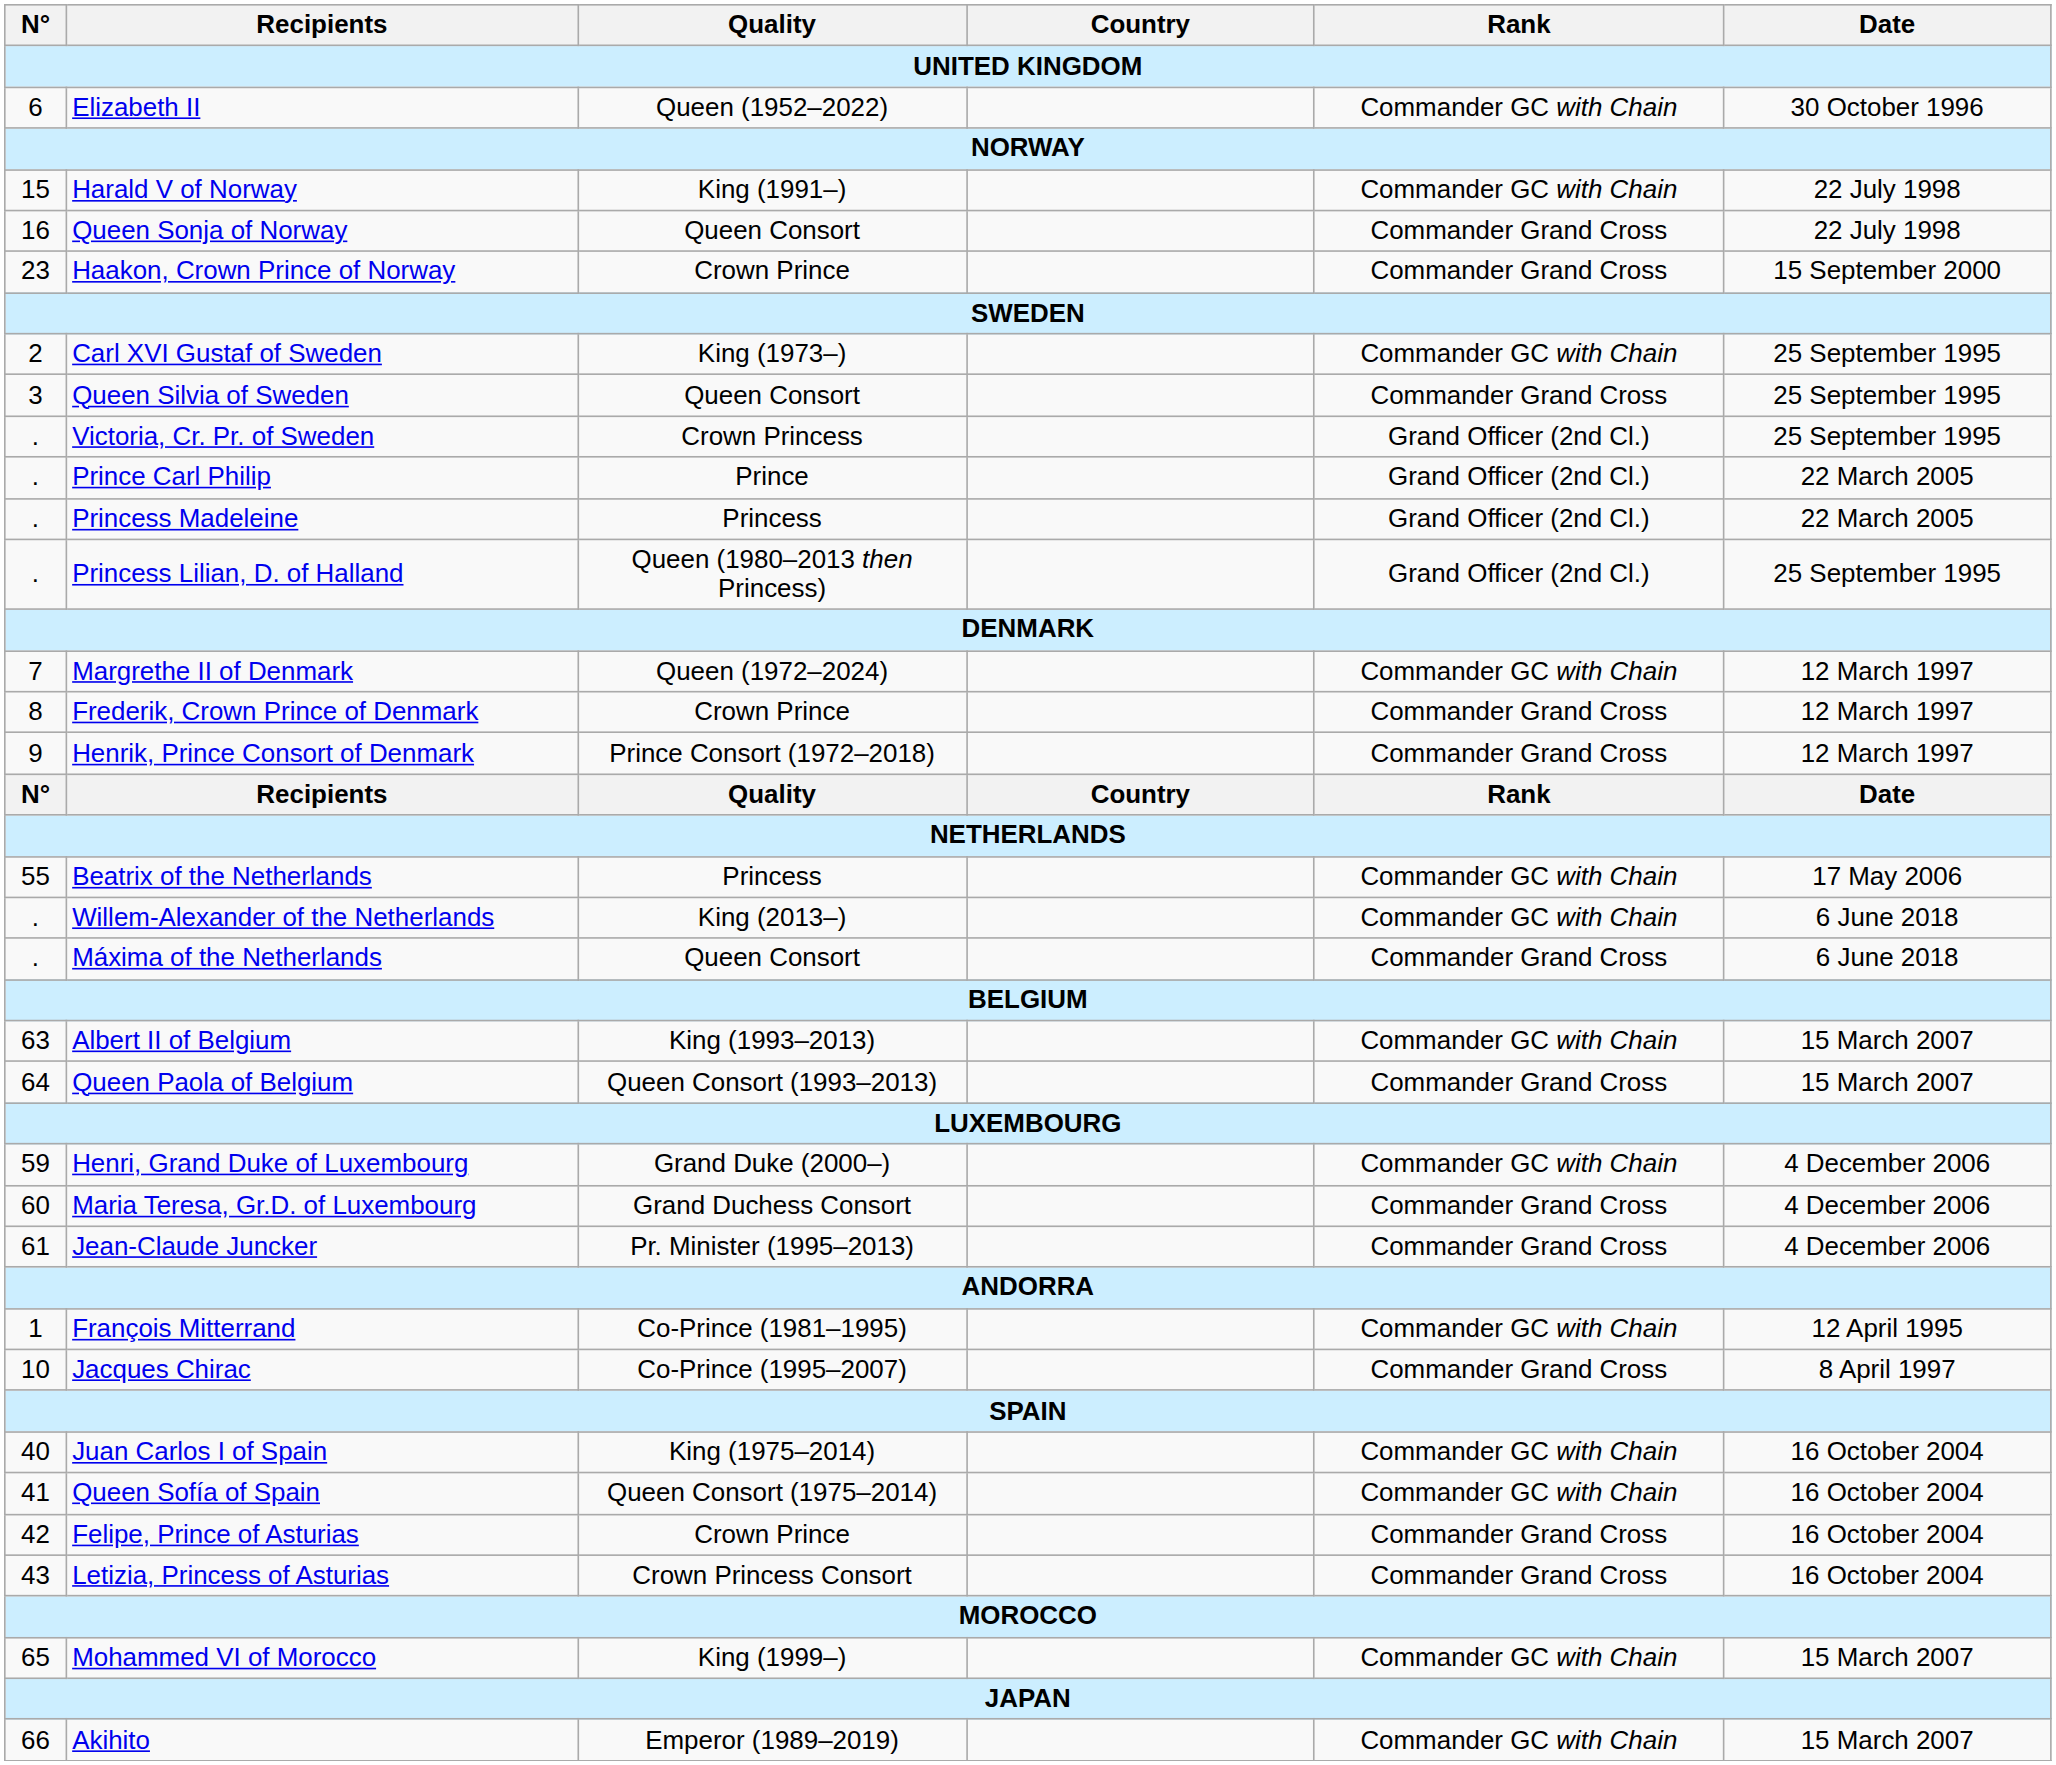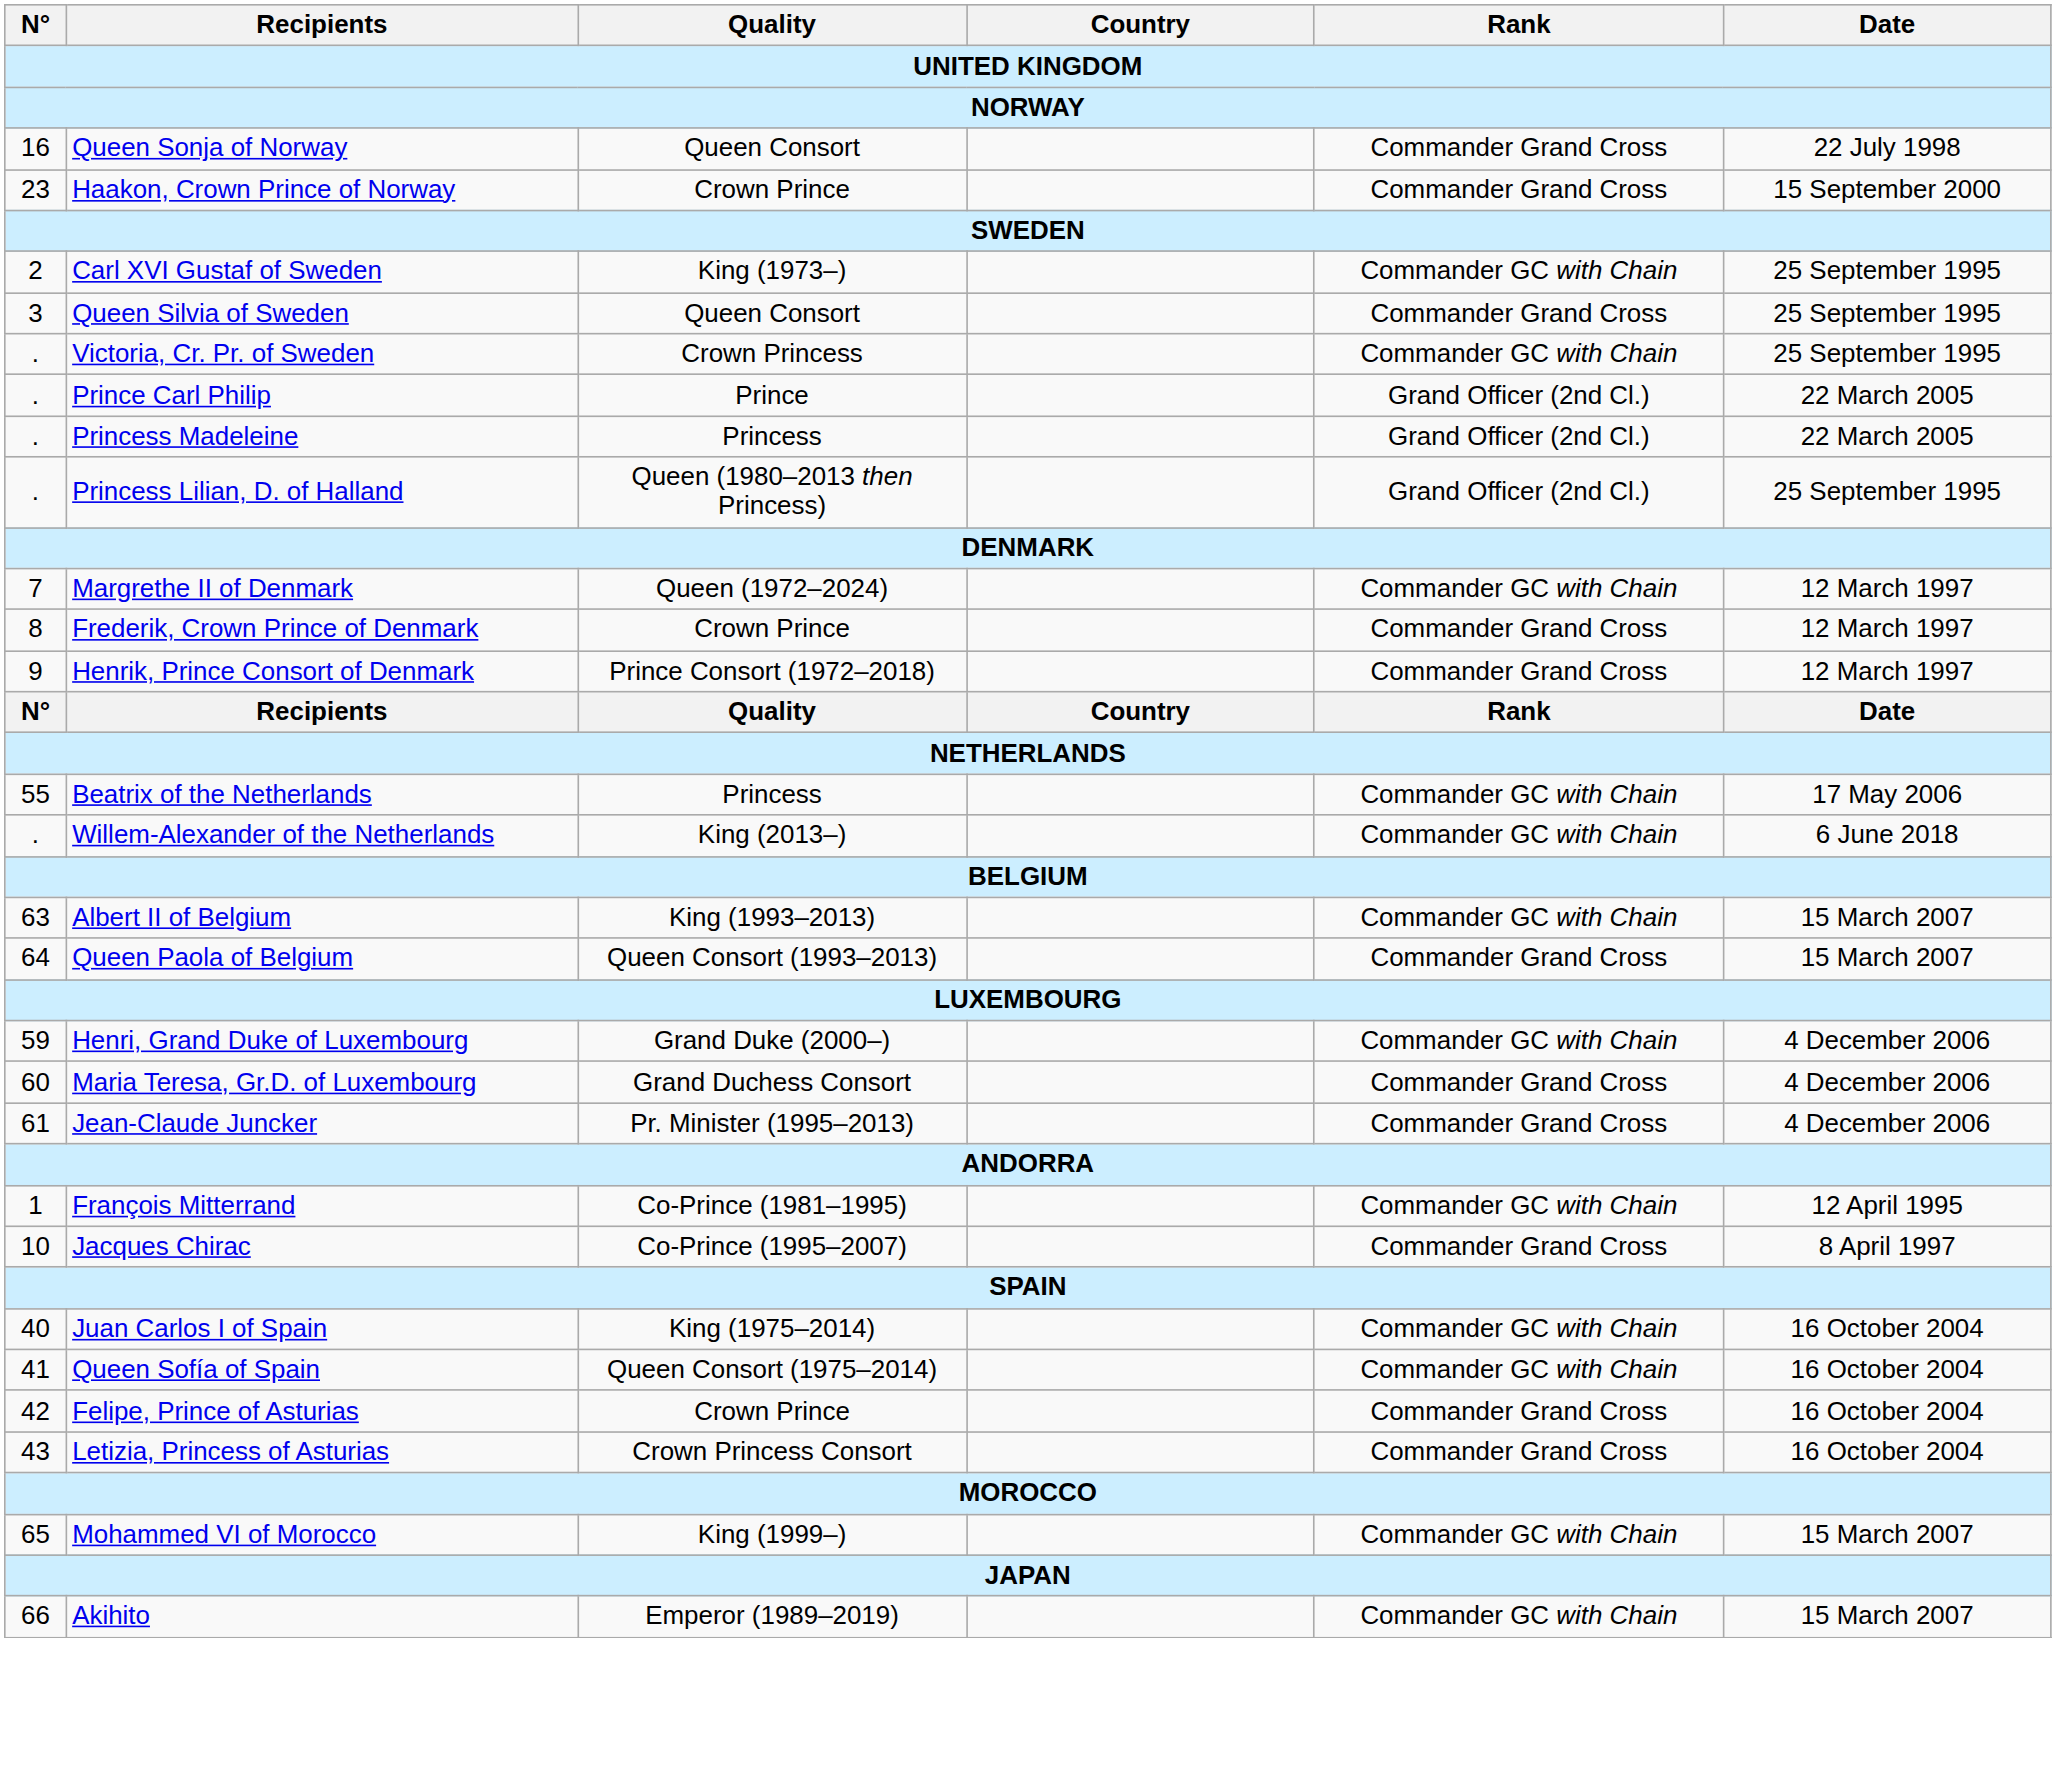- row: (136, 107)
- row: (185, 189)
(1519, 436) Grand Officer (2nd Cl.) -> (1519, 353) Commander GC with Chain
- row: (227, 958)
